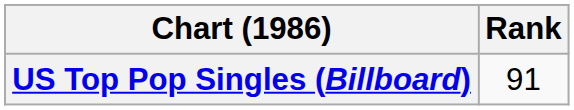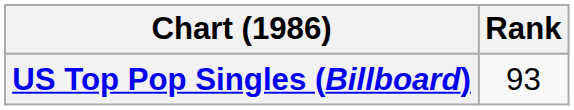(523, 78) 91 -> (523, 78) 93
